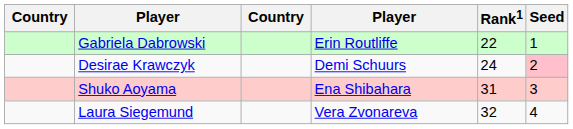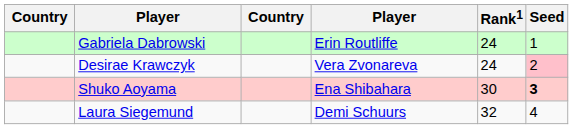(489, 43) 22 -> (489, 43) 24
(360, 66) Demi Schuurs -> (366, 66) Vera Zvonareva
(489, 89) 31 -> (489, 89) 30
(534, 89) normal -> (534, 89) bold
(366, 112) Vera Zvonareva -> (360, 112) Demi Schuurs
